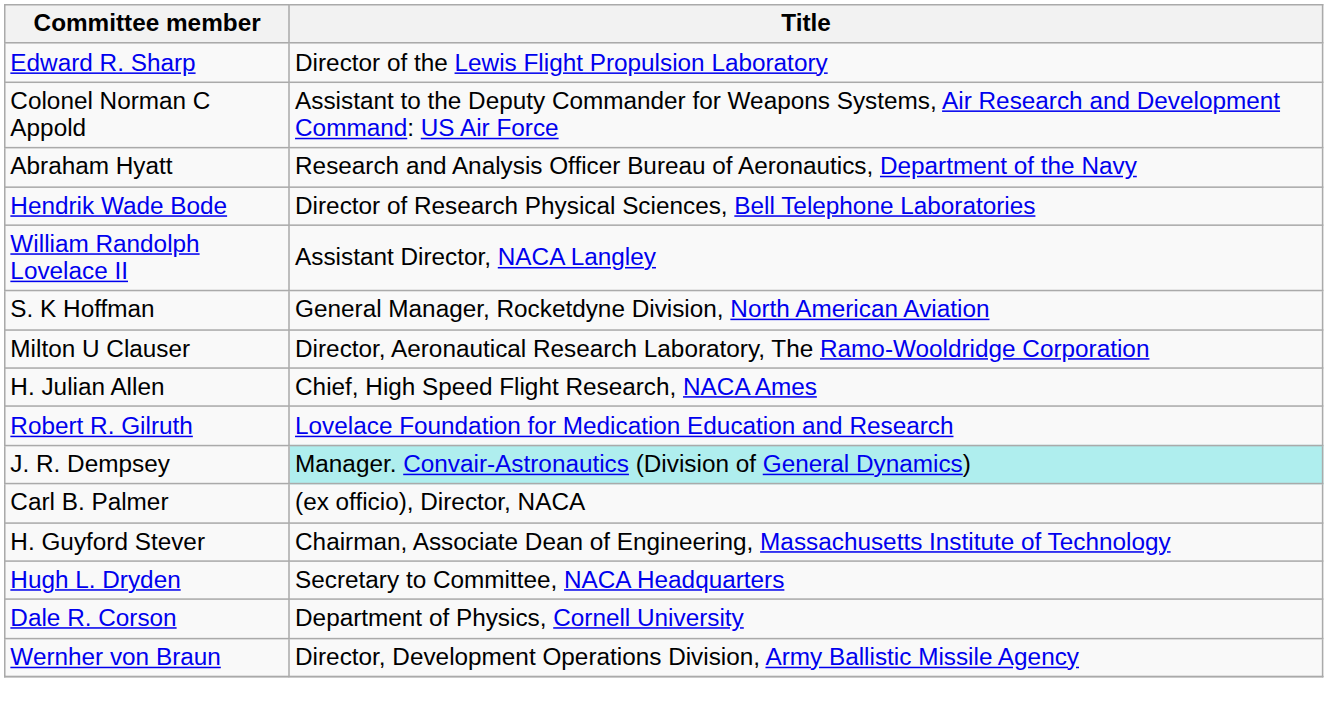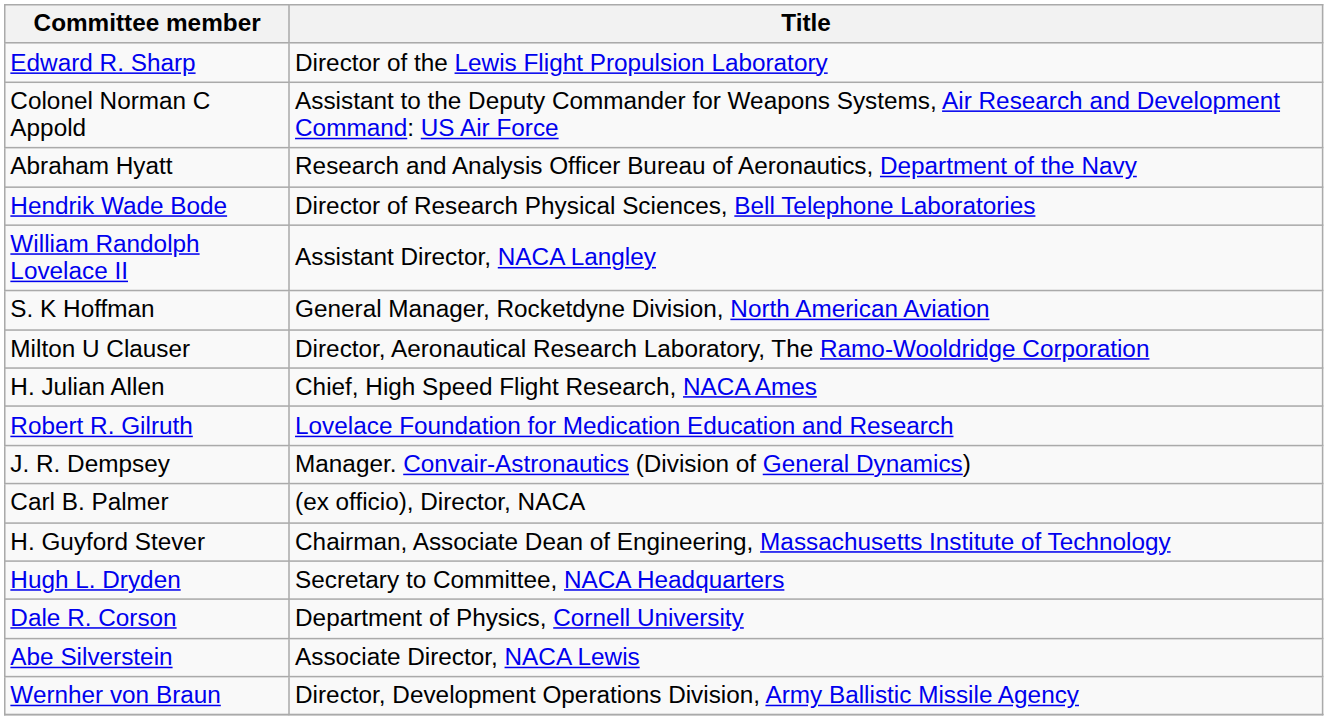(633, 464) paleturquoise background -> (633, 464) no background
+ row: (91, 657)
